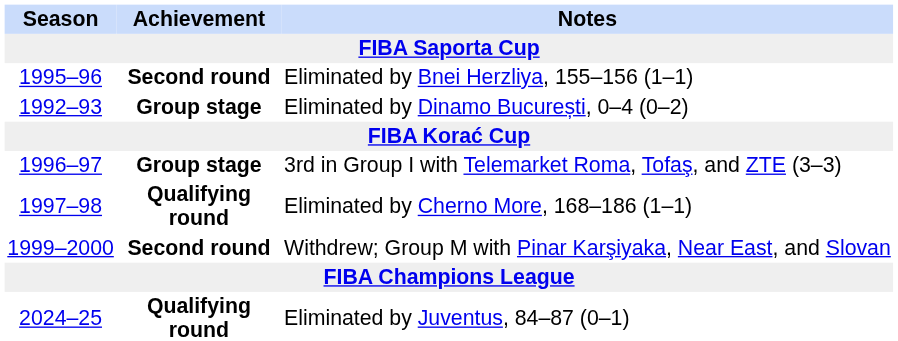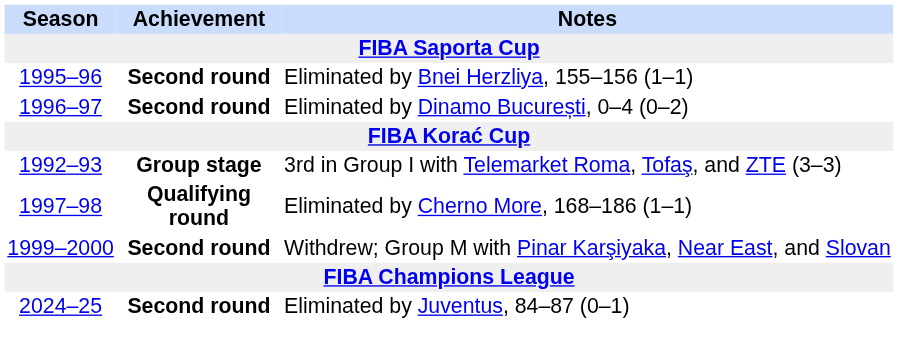(61, 106) 1992–93 -> (61, 106) 1996–97
(199, 106) Group stage -> (199, 106) Second round
(61, 165) 1996–97 -> (61, 165) 1992–93
(199, 318) Qualifying round -> (199, 306) Second round
